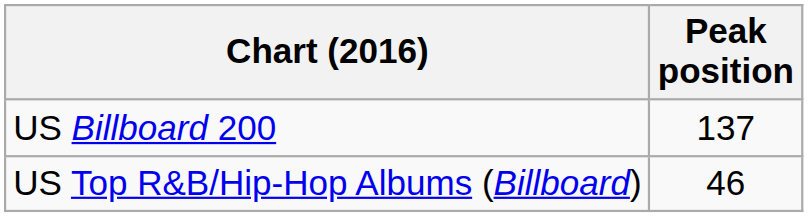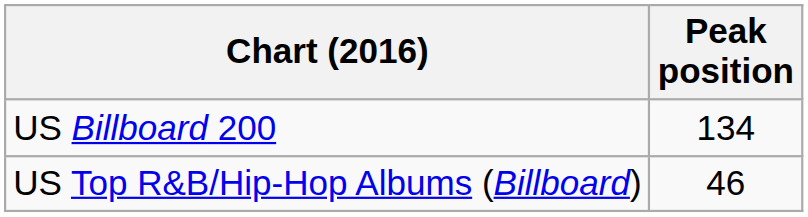(726, 127) 137 -> (726, 127) 134
